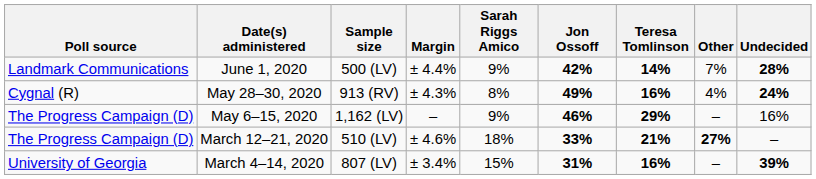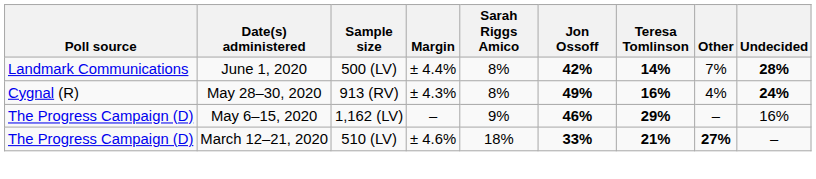(499, 69) 9% -> (499, 69) 8%
- row: (264, 163)
